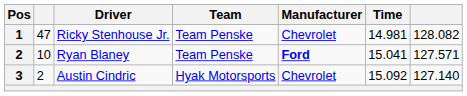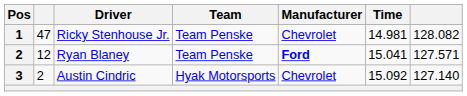(44, 55) 10 -> (44, 55) 12
